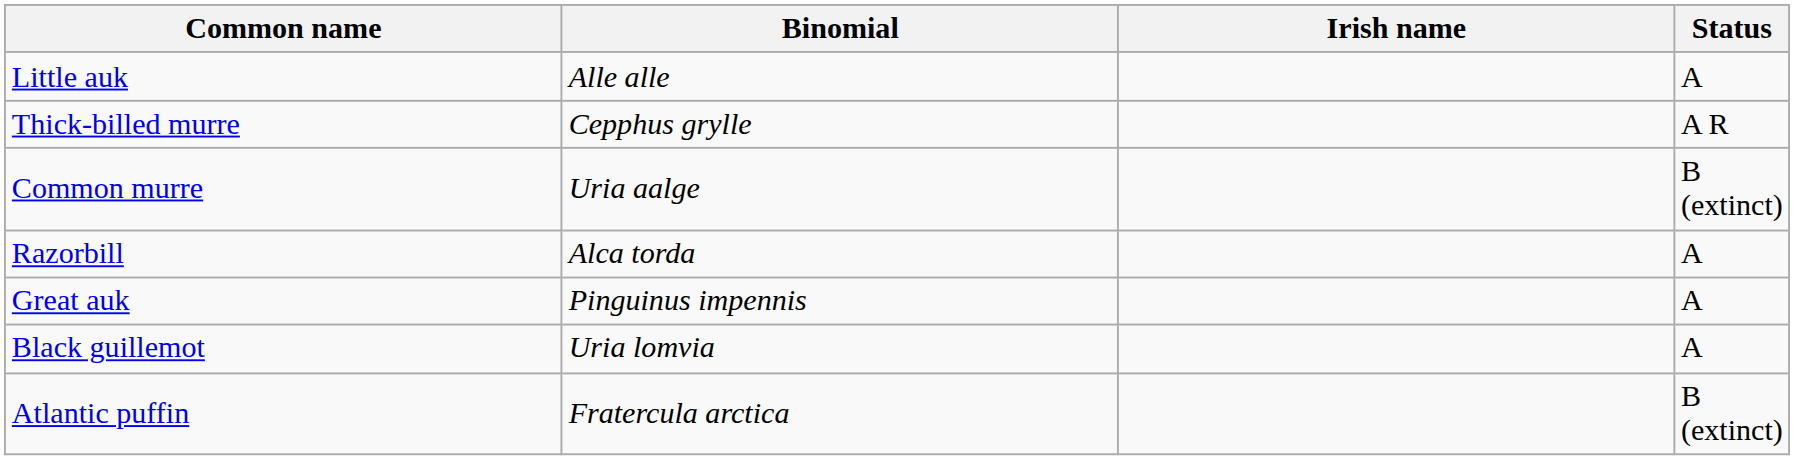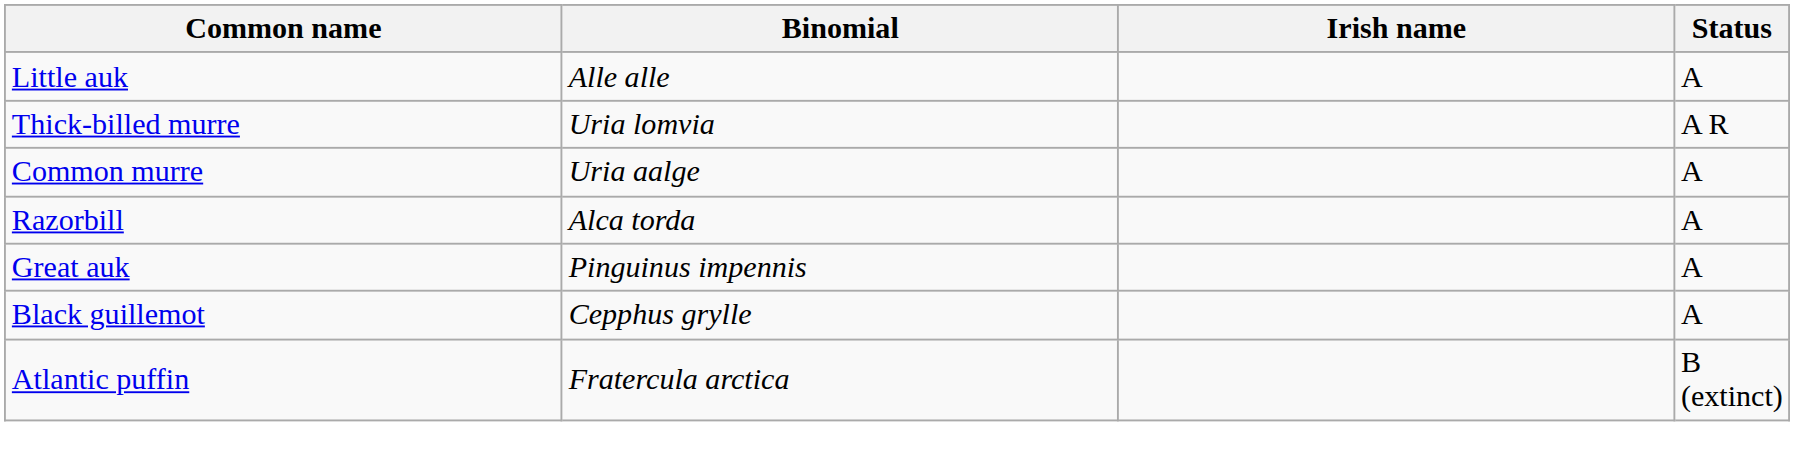(660, 123) Cepphus grylle -> (642, 123) Uria lomvia
(1732, 188) B (extinct) -> (1692, 171) A
(642, 348) Uria lomvia -> (660, 314) Cepphus grylle
